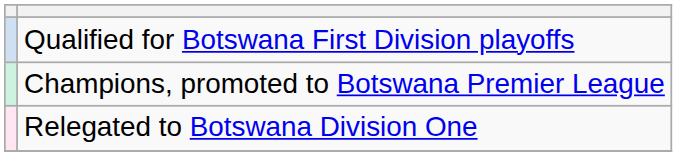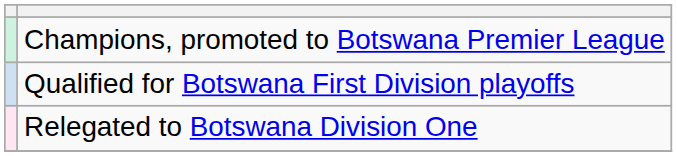rows swapped: (344, 83) <-> (299, 39)
